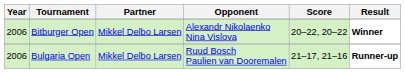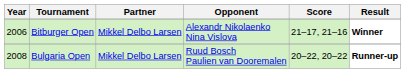(319, 32) 20–22, 20–22 -> (319, 32) 21–17, 21–16
(17, 56) 2006 -> (17, 56) 2008
(319, 56) 21–17, 21–16 -> (319, 56) 20–22, 20–22
